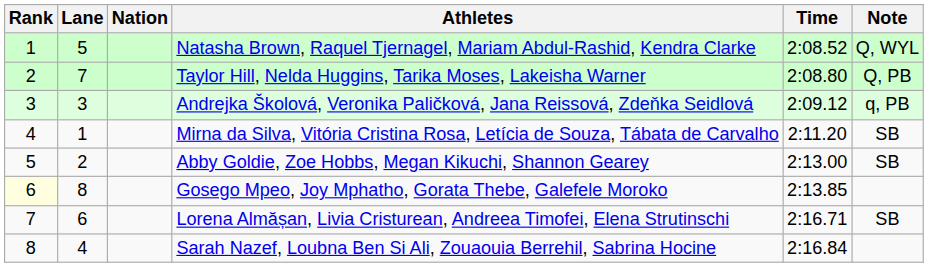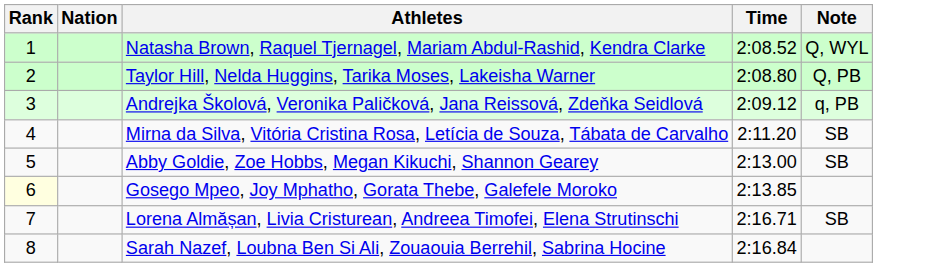- column: (82, 18)
